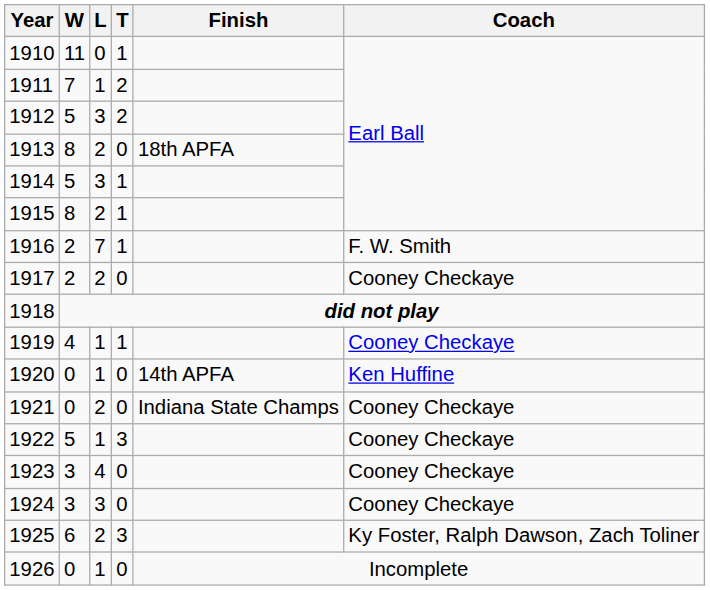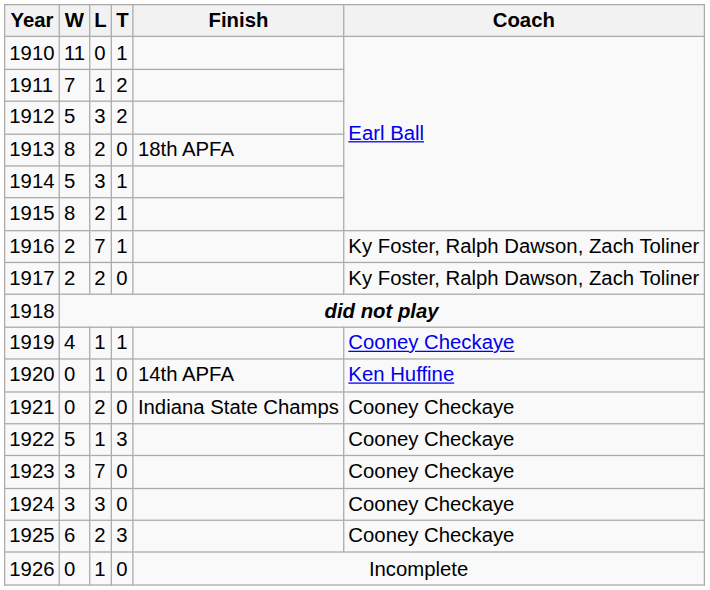(400, 246) F. W. Smith -> (524, 246) Ky Foster, Ralph Dawson, Zach Toliner
(431, 278) Cooney Checkaye -> (524, 278) Ky Foster, Ralph Dawson, Zach Toliner
(100, 471) 4 -> (100, 471) 7
(524, 536) Ky Foster, Ralph Dawson, Zach Toliner -> (431, 536) Cooney Checkaye
